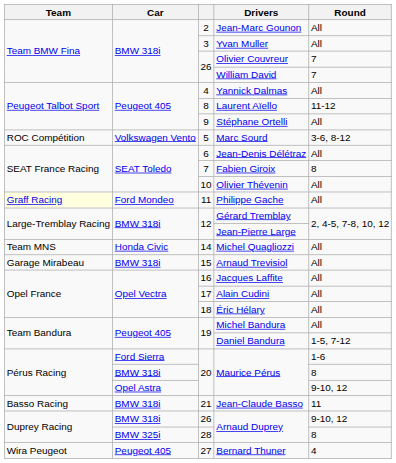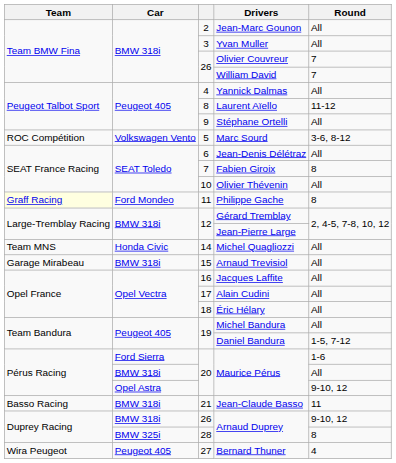(316, 200) All -> (314, 200) 8
(314, 372) 8 -> (316, 372) All
